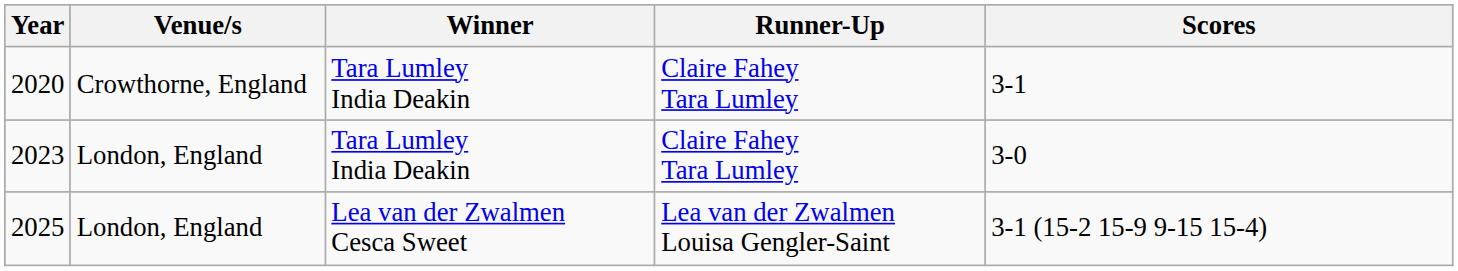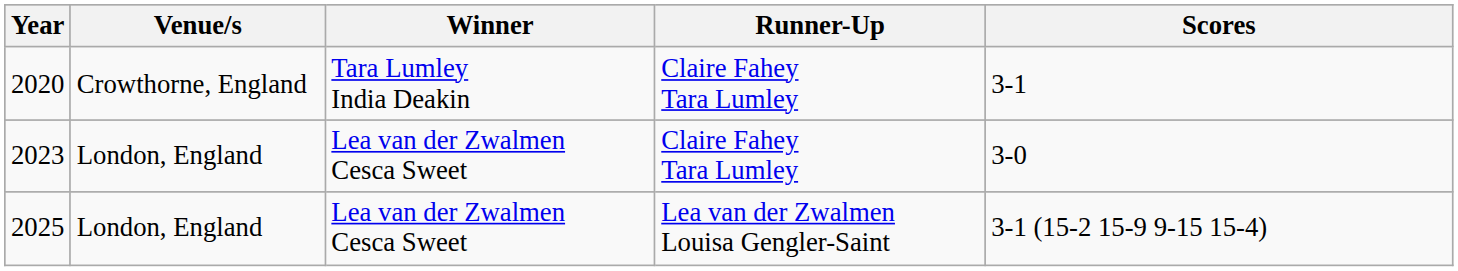(401, 155) Tara Lumley India Deakin -> (448, 155) Lea van der Zwalmen Cesca Sweet
